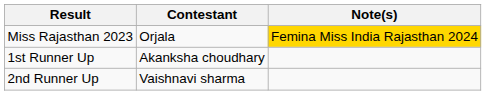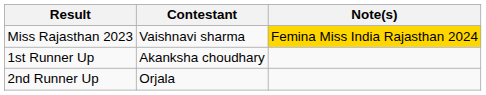(157, 36) Orjala -> (192, 36) Vaishnavi sharma
(192, 79) Vaishnavi sharma -> (157, 79) Orjala
